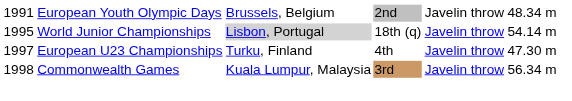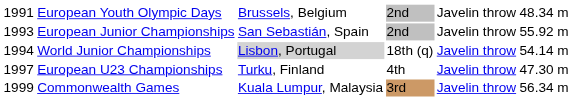+ row: (136, 31)
(19, 31) 1995 -> (19, 50) 1994
(19, 69) 1998 -> (19, 88) 1999
